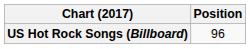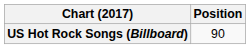(218, 33) 96 -> (218, 33) 90
